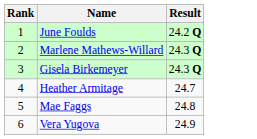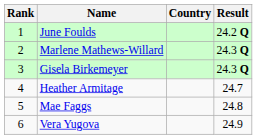+ column: (190, 13)
